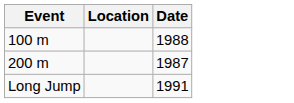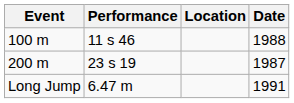+ column: (133, 16)
